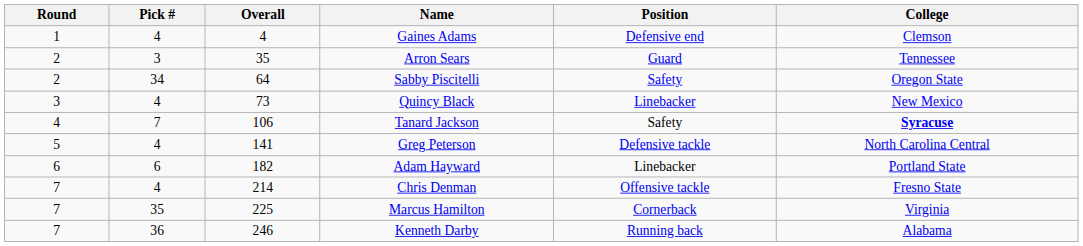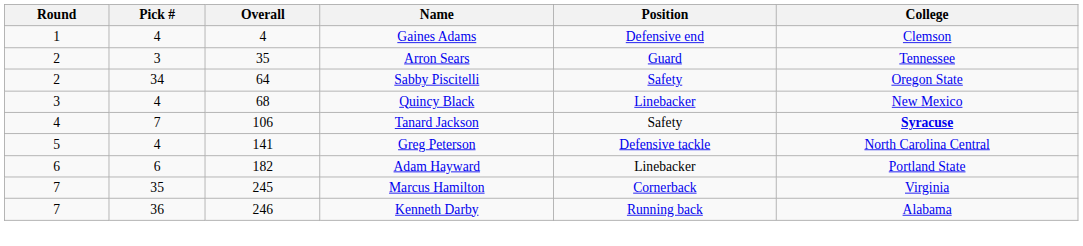(263, 101) 73 -> (263, 101) 68
- row: (437, 187)
(263, 209) 225 -> (263, 187) 245
